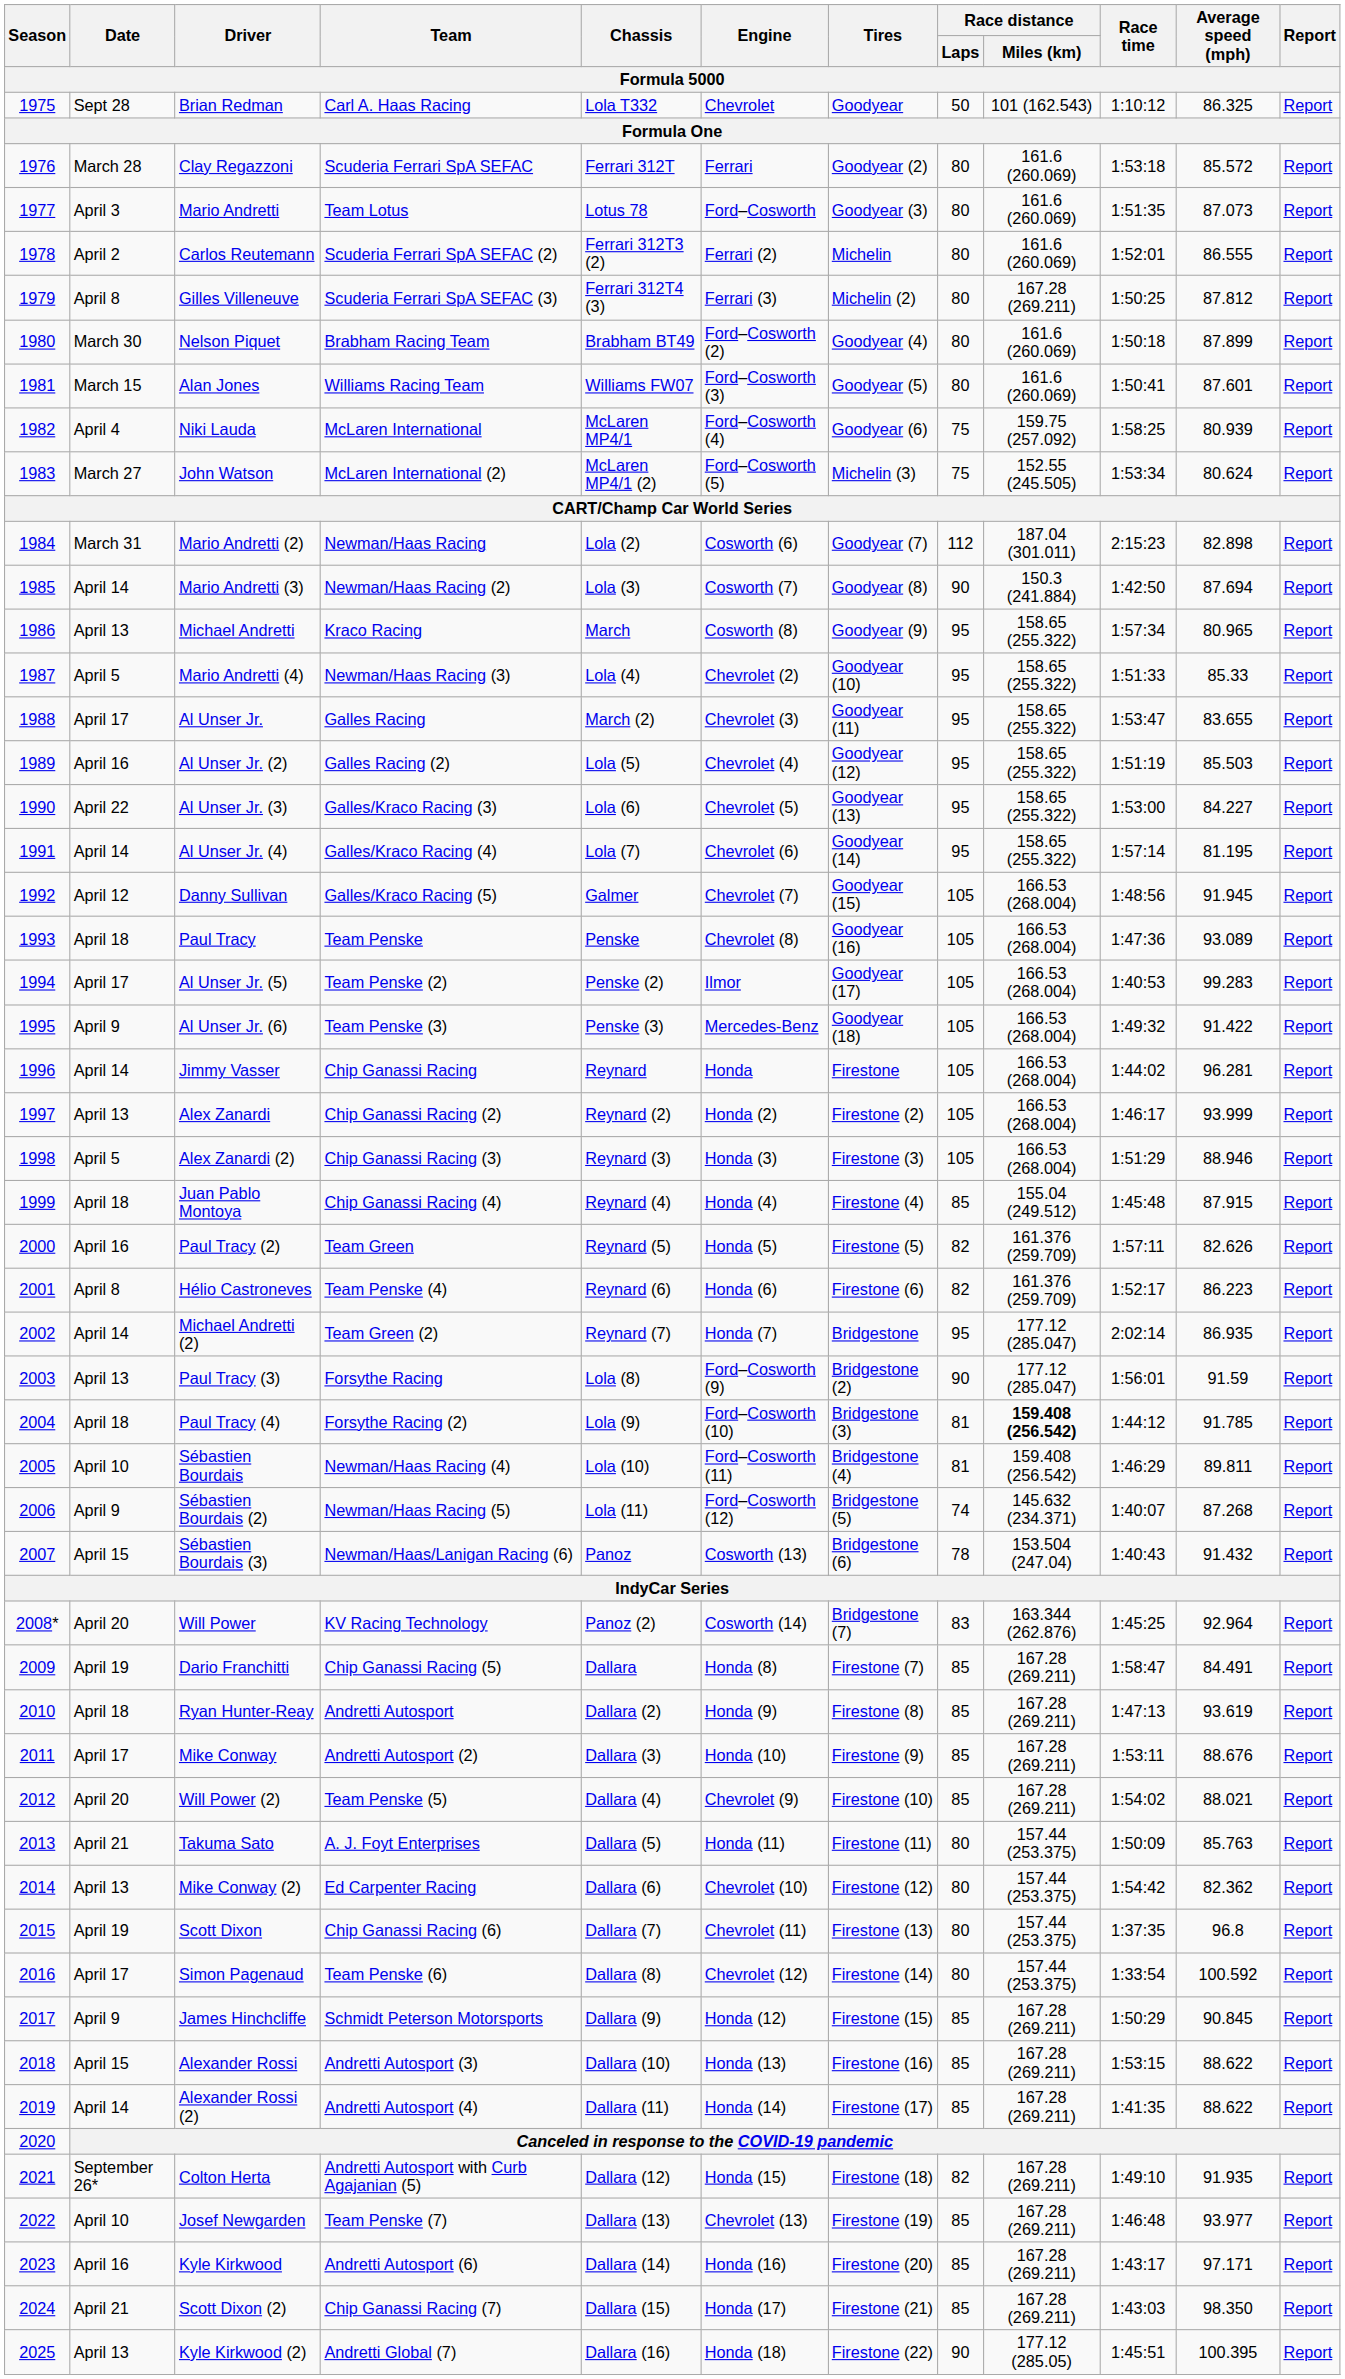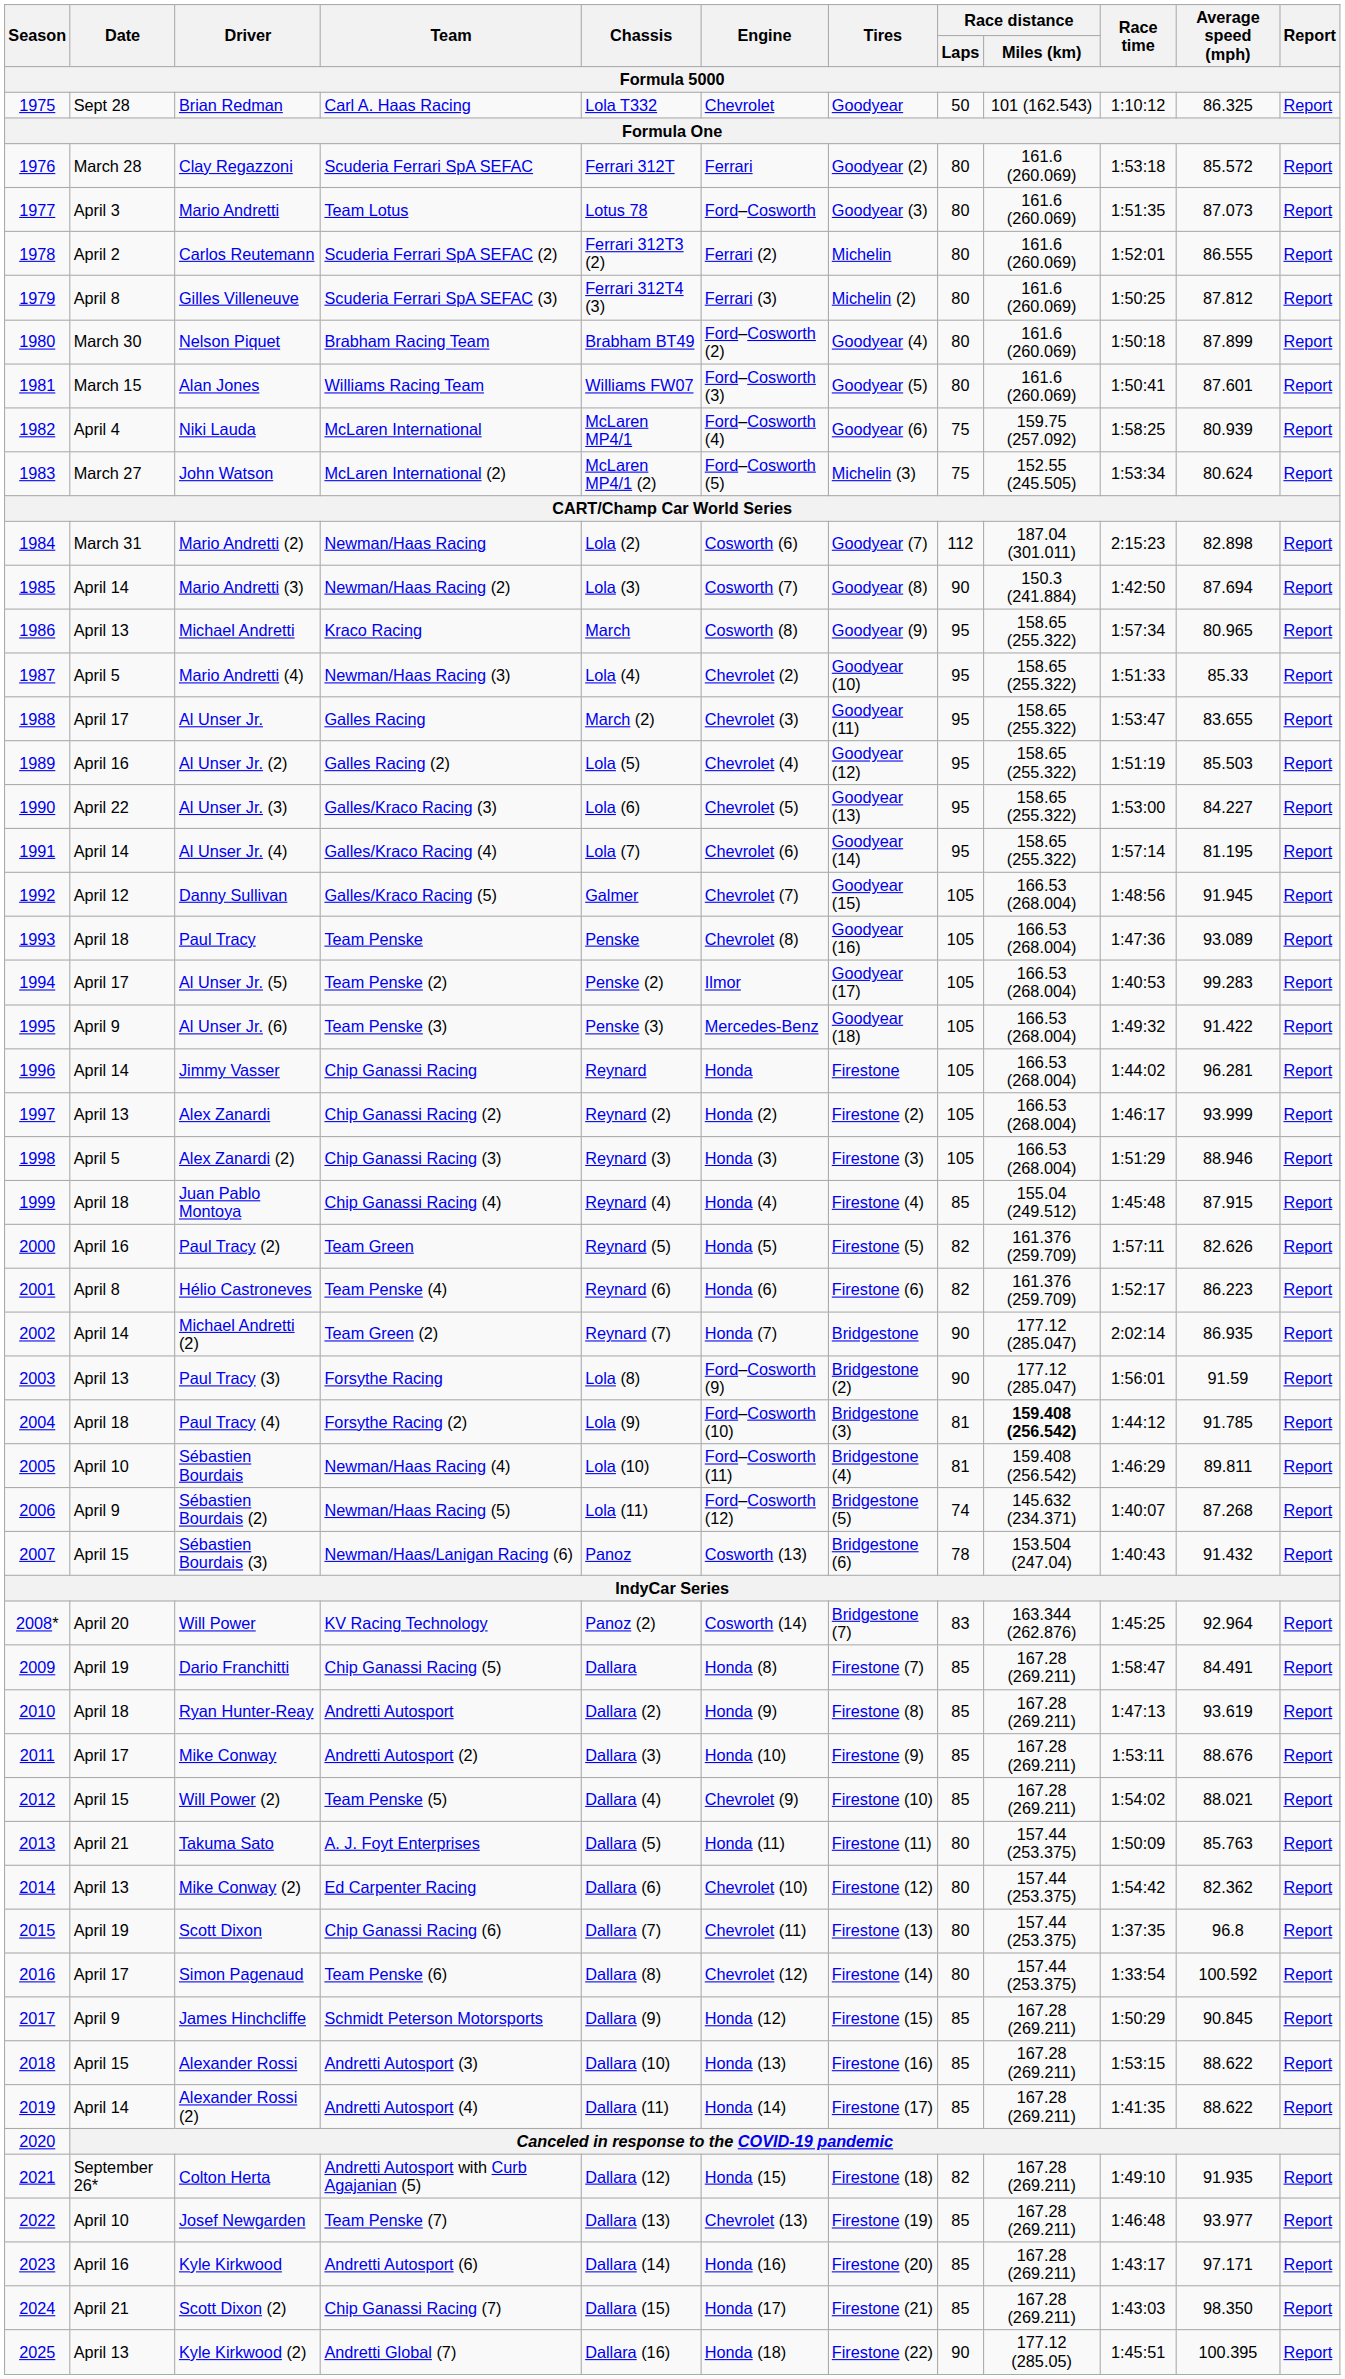(1042, 298) 167.28 (269.211) -> (1042, 298) 161.6 (260.069)
(960, 1334) 95 -> (960, 1334) 90
(101, 1799) April 20 -> (101, 1799) April 15
